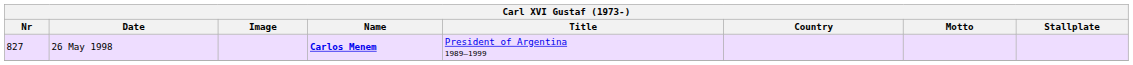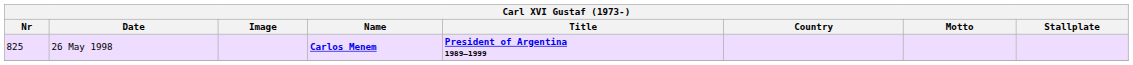(15, 47) 827 -> (15, 47) 825
(506, 47) normal -> (506, 47) bold
